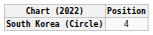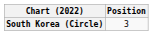(127, 24) 4 -> (127, 24) 3
